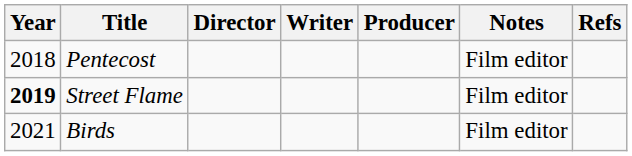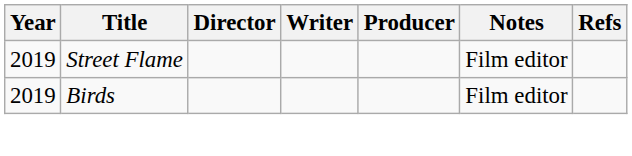- row: (111, 58)
(33, 95) bold -> (33, 58) normal
(33, 131) 2021 -> (33, 95) 2019
